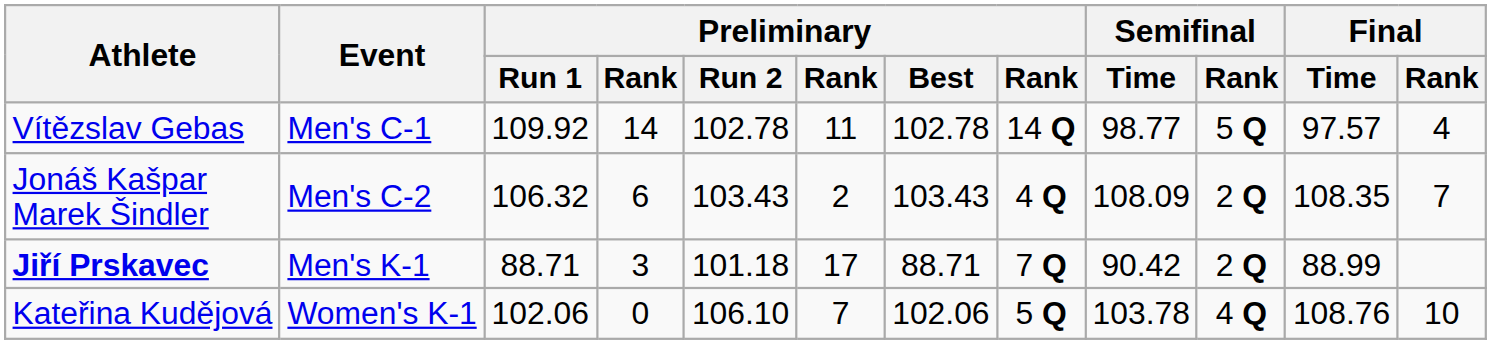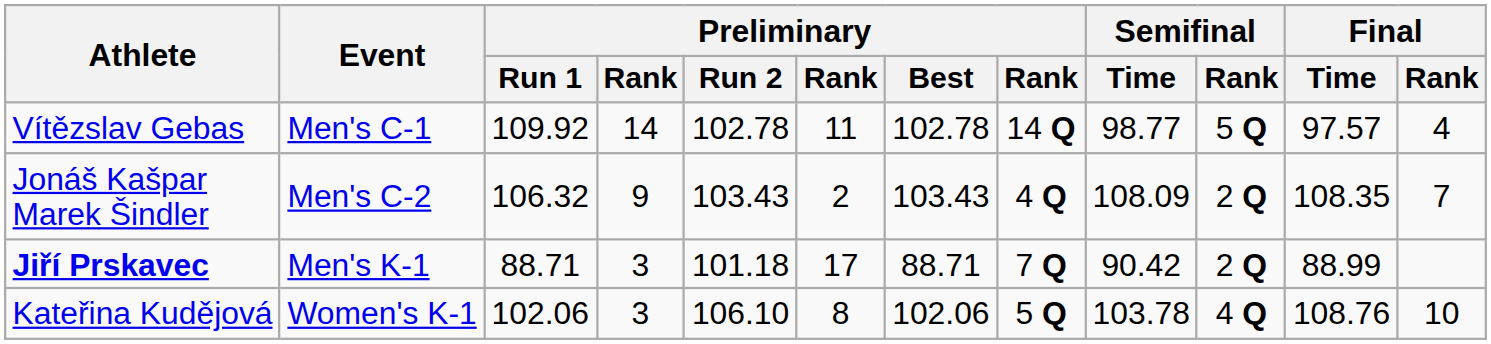(640, 196) 6 -> (640, 196) 9
(640, 315) 0 -> (640, 315) 3
(841, 315) 7 -> (841, 315) 8
